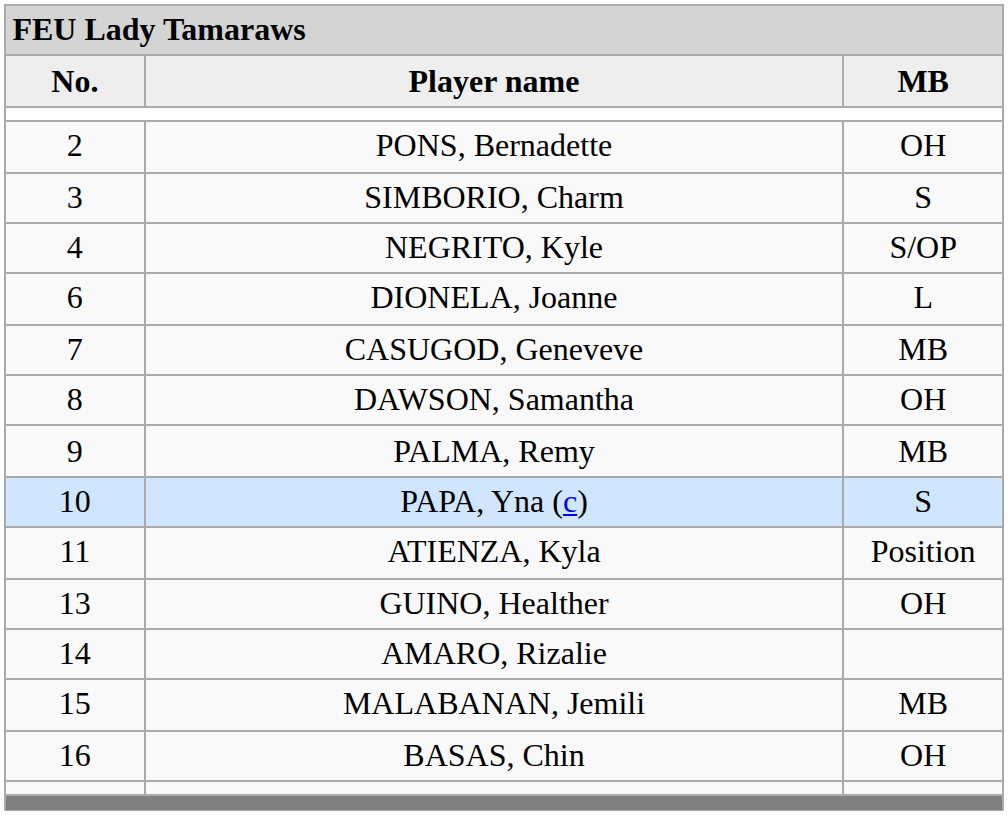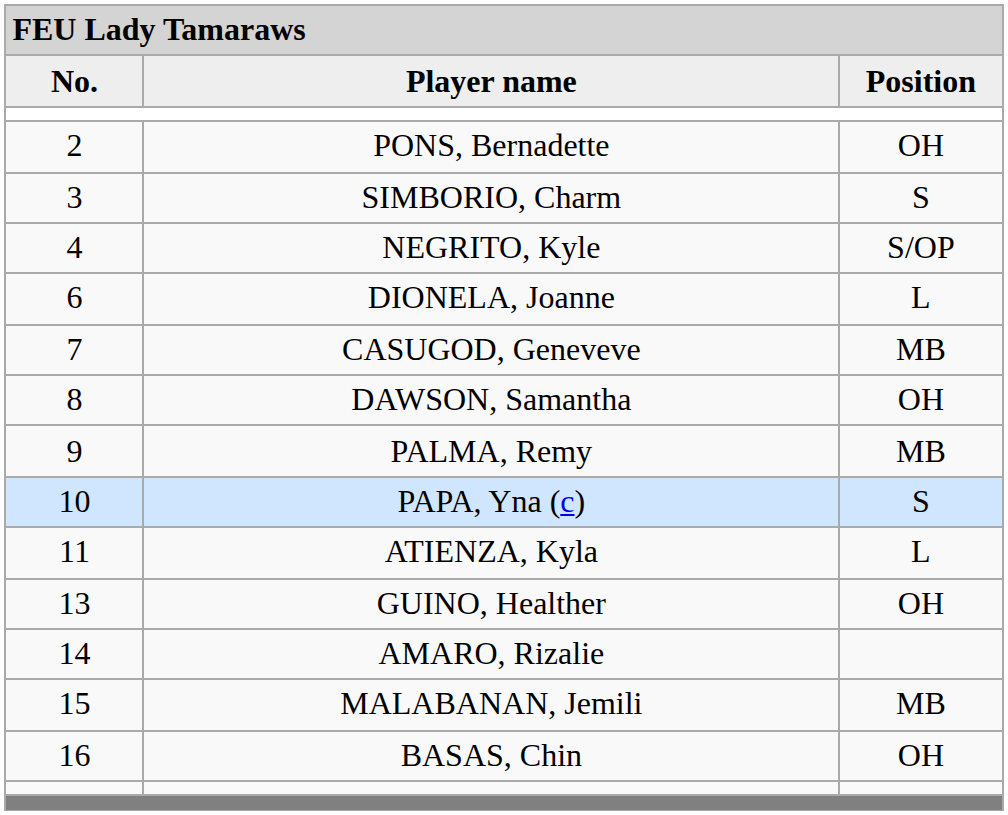(923, 80) MB -> (921, 80) Position
(923, 552) Position -> (921, 552) L
